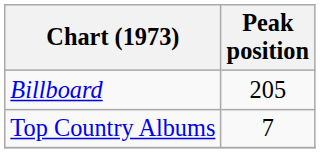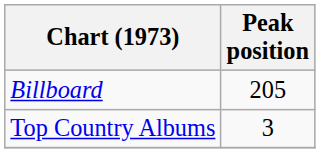(268, 128) 7 -> (268, 128) 3
